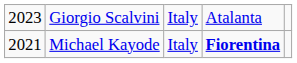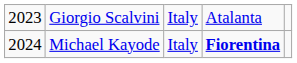(25, 44) 2021 -> (25, 44) 2024
